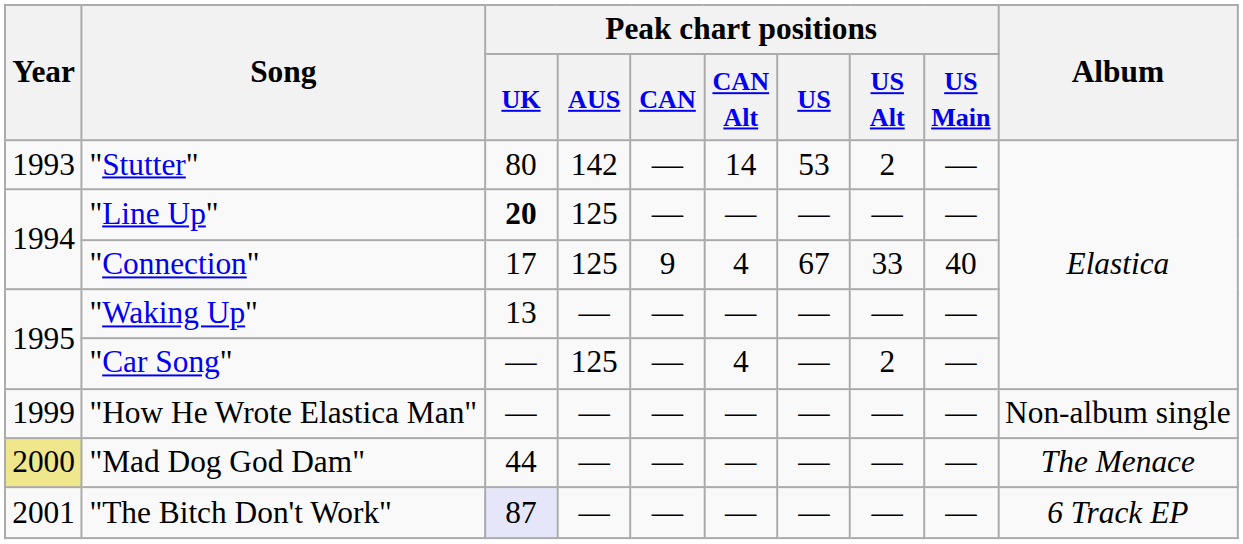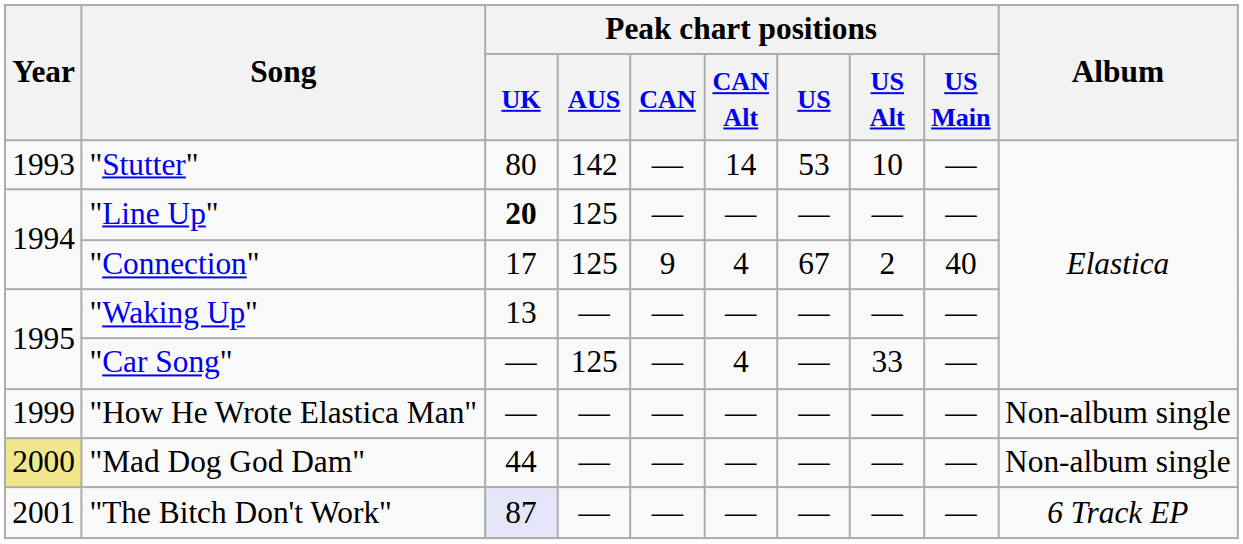(887, 164) 2 -> (887, 164) 10
(887, 263) 33 -> (887, 263) 2
(887, 363) 2 -> (887, 363) 33
(1118, 462) The Menace -> (1118, 462) Non-album single
